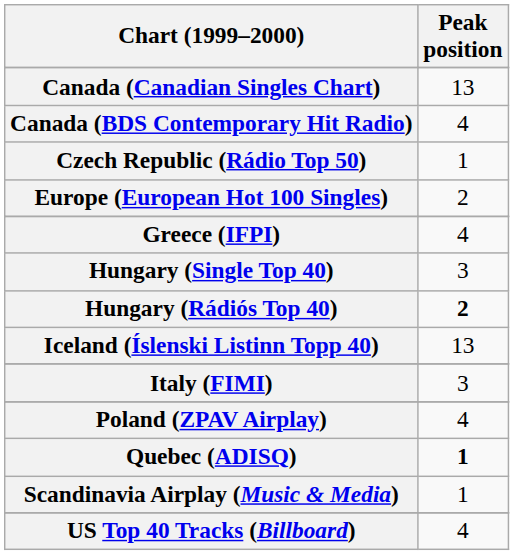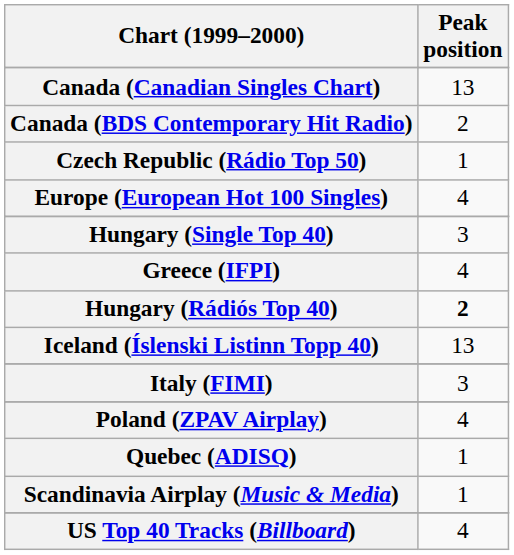(463, 123) 4 -> (463, 123) 2
(463, 197) 2 -> (463, 197) 4
rows swapped: (211, 234) <-> (211, 271)
(463, 456) bold -> (463, 456) normal
